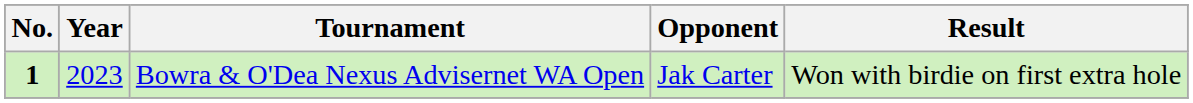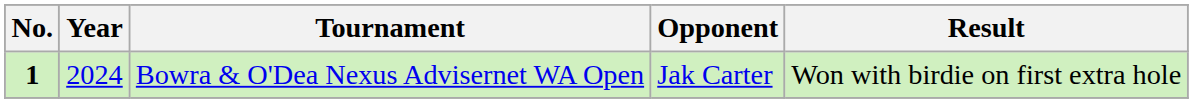(94, 74) 2023 -> (94, 74) 2024
